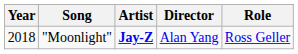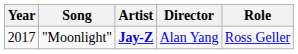(22, 37) 2018 -> (22, 37) 2017
